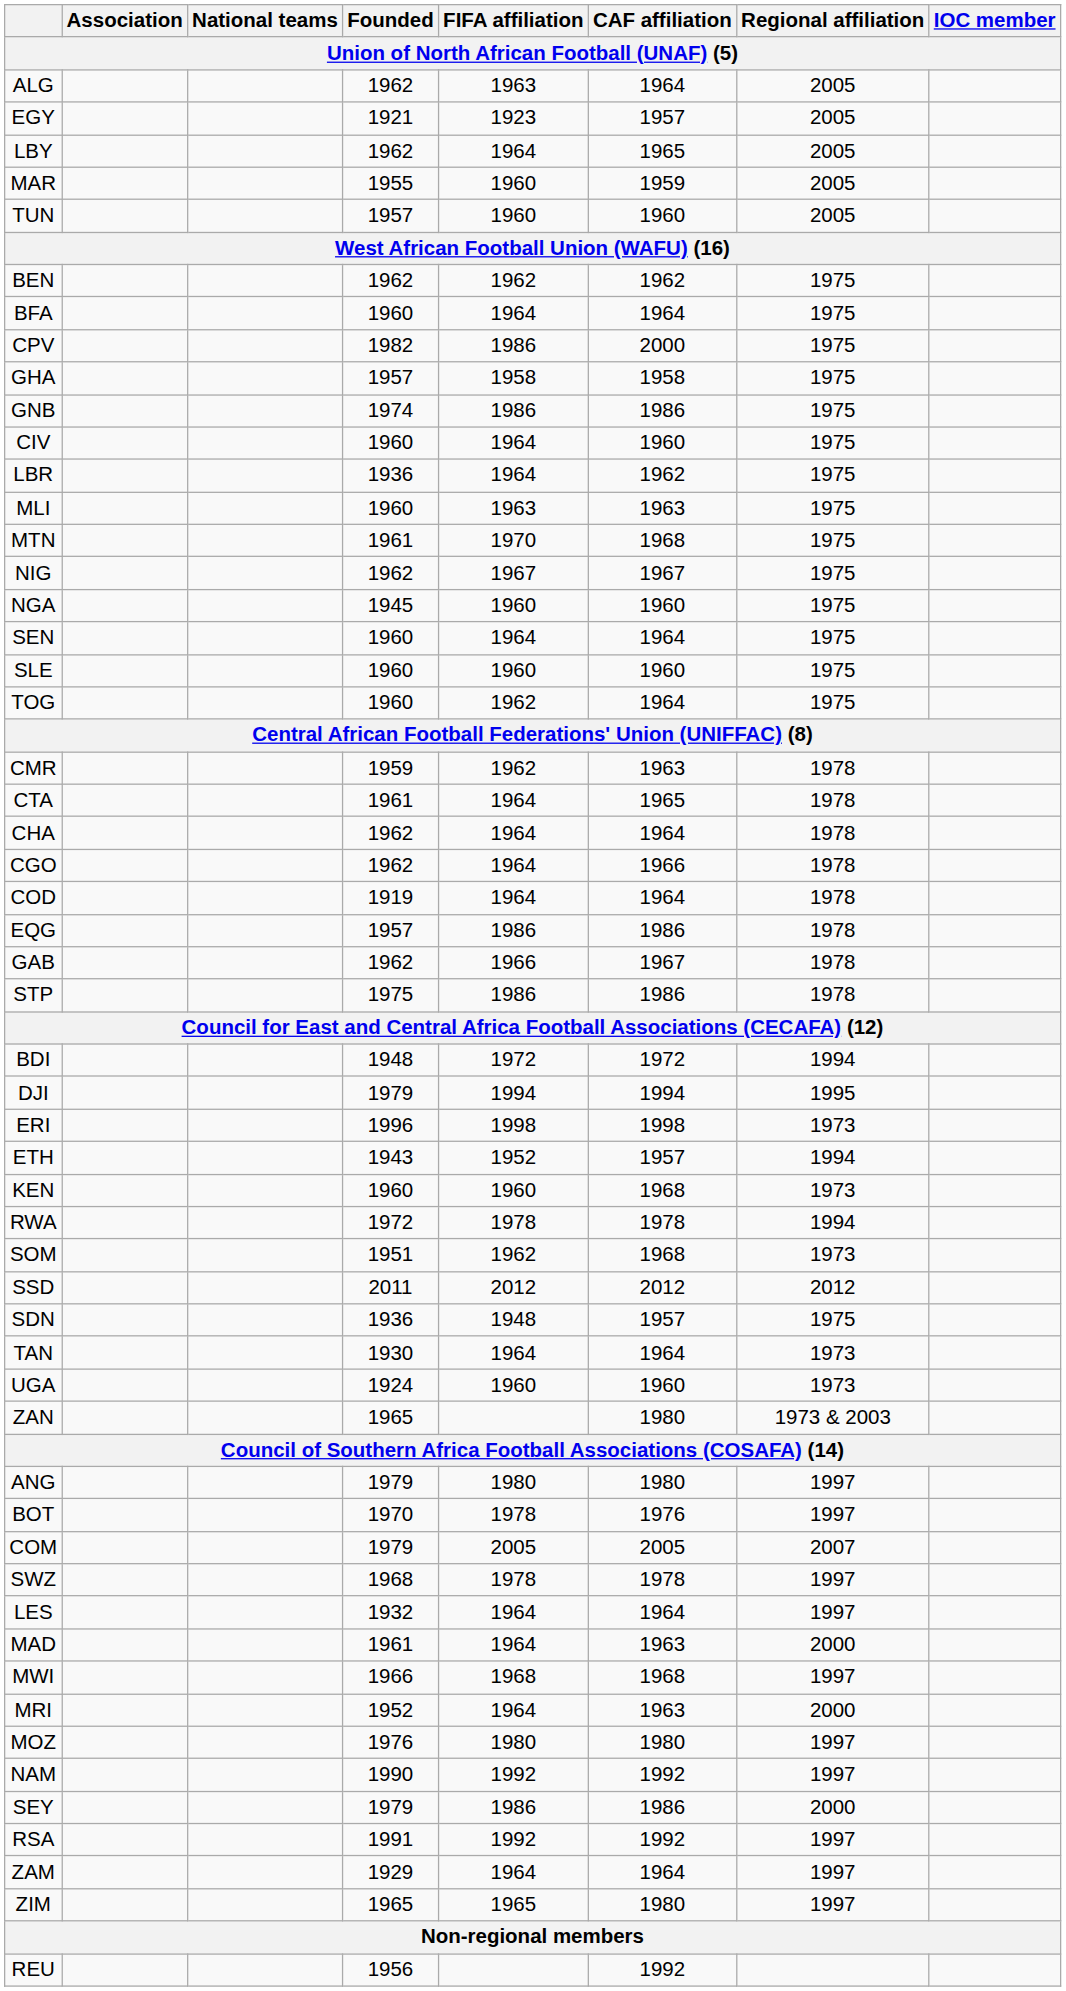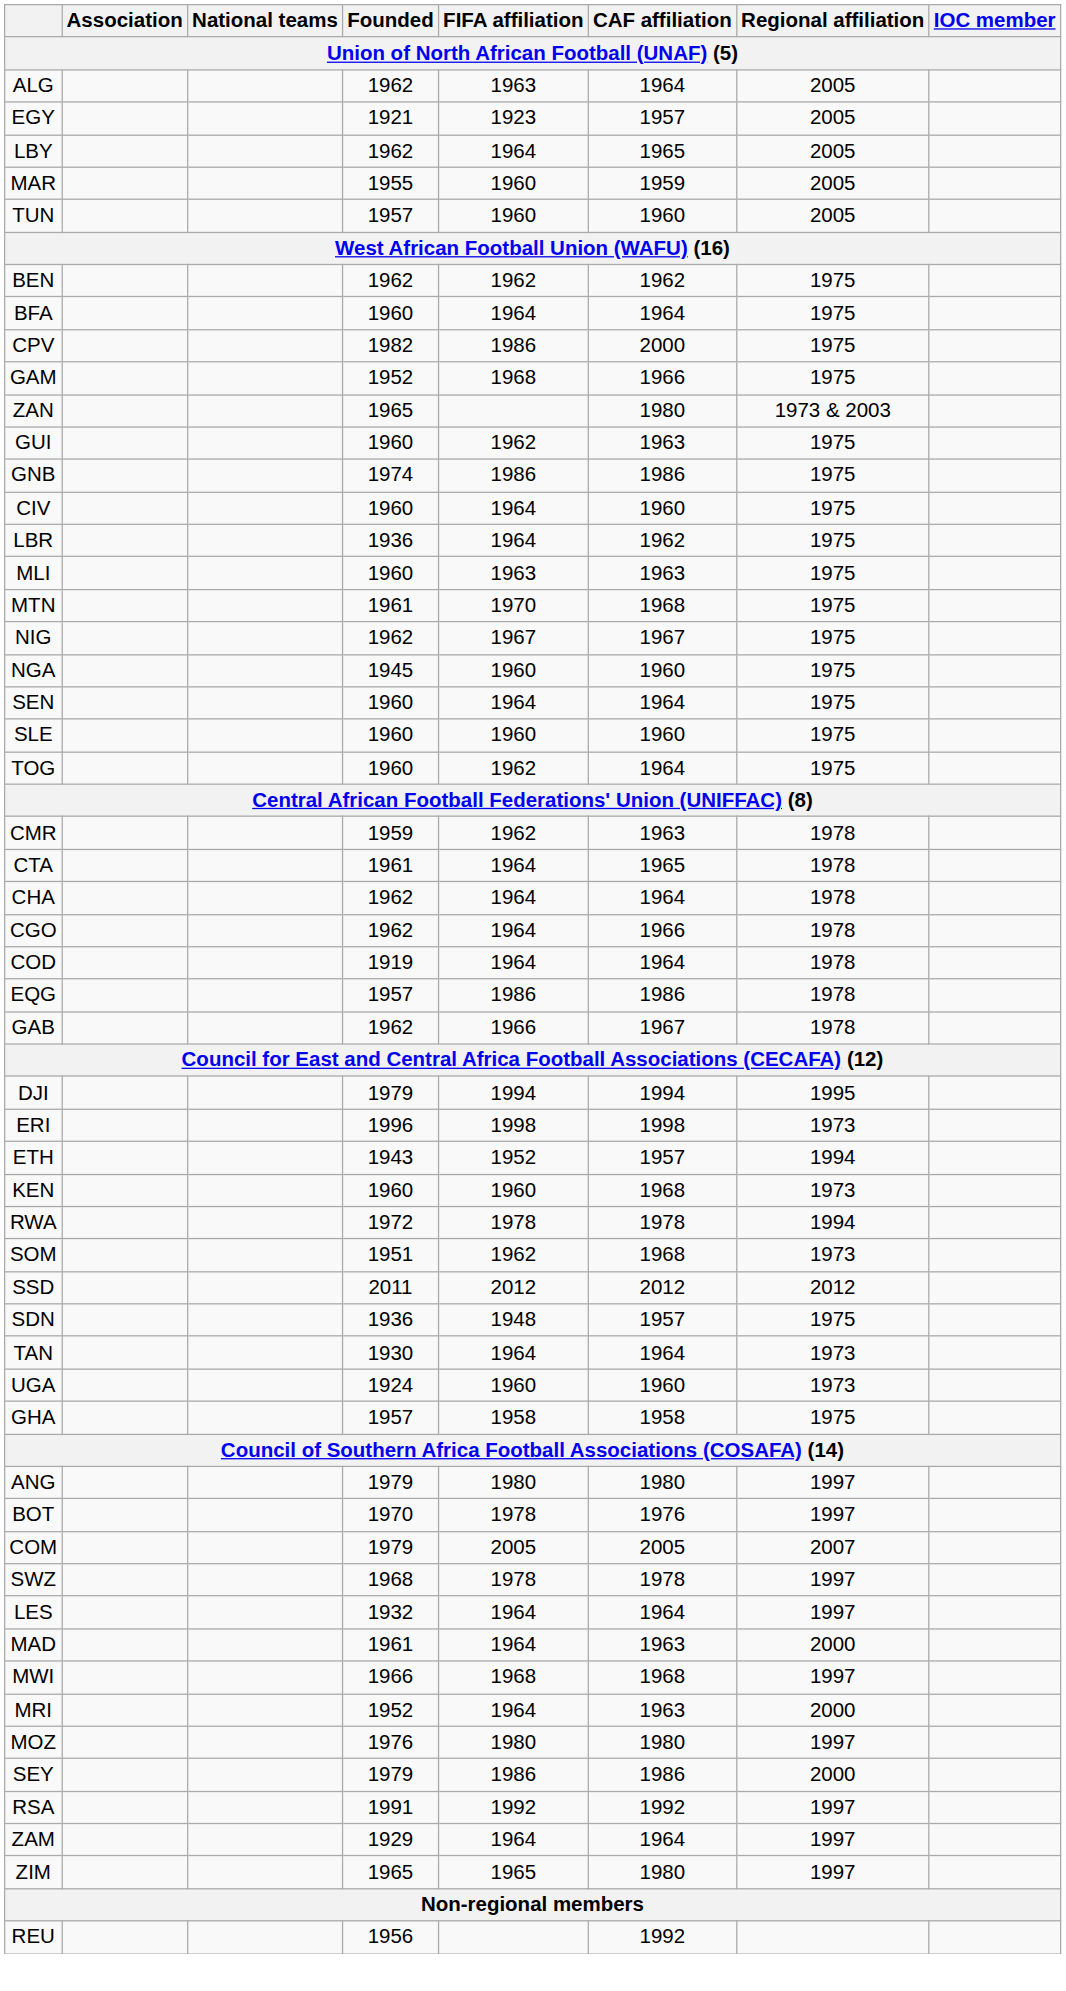+ row: (33, 378)
rows swapped: (33, 378) <-> (33, 1417)
+ row: (33, 442)
- row: (33, 995)
- row: (33, 1060)
- row: (33, 1774)
